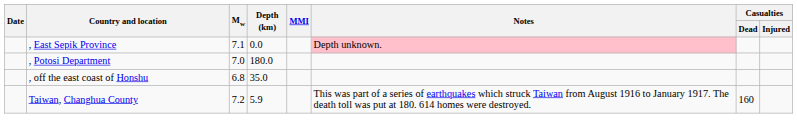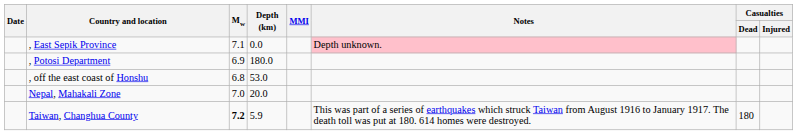(238, 61) 7.0 -> (238, 61) 6.9
(259, 77) 35.0 -> (259, 77) 53.0
+ row: (75, 93)
(238, 99) normal -> (238, 115) bold
(746, 99) 160 -> (746, 115) 180
